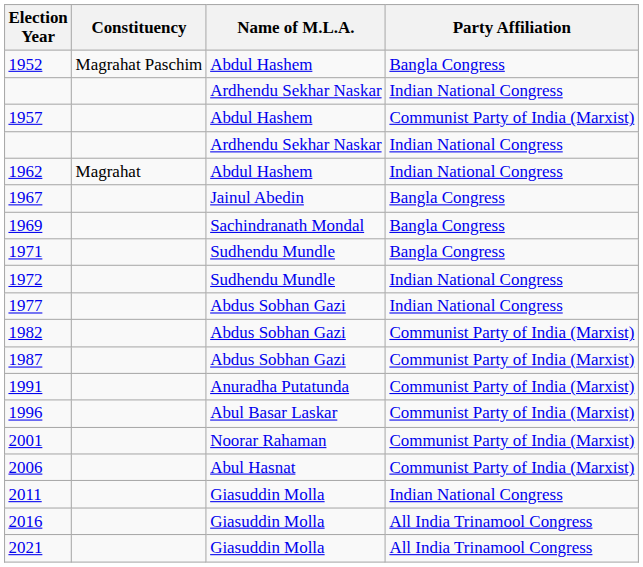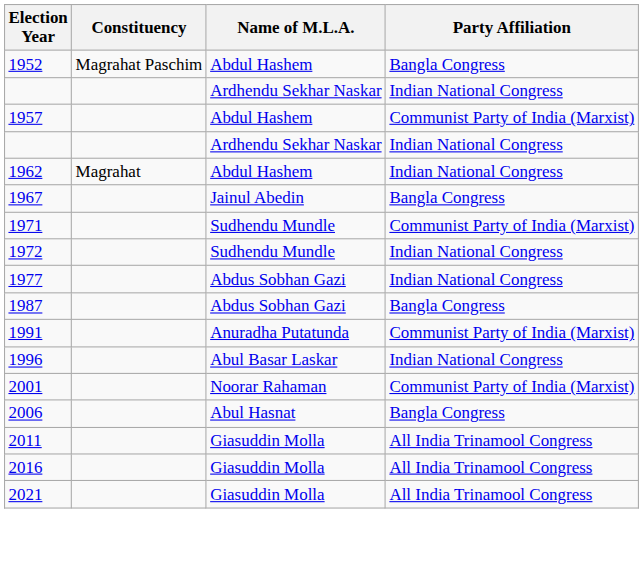- row: (25, 225)
(447, 252) Bangla Congress -> (512, 225) Communist Party of India (Marxist)
- row: (25, 332)
(512, 359) Communist Party of India (Marxist) -> (447, 306) Bangla Congress
(512, 413) Communist Party of India (Marxist) -> (476, 359) Indian National Congress
(512, 467) Communist Party of India (Marxist) -> (447, 413) Bangla Congress
(476, 494) Indian National Congress -> (491, 440) All India Trinamool Congress
